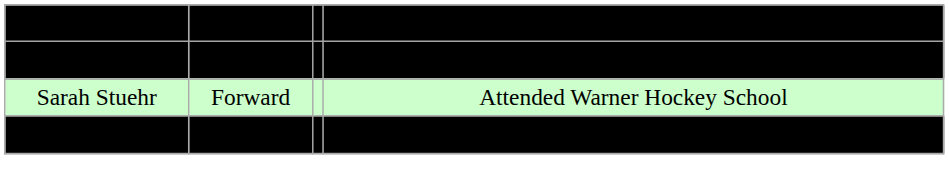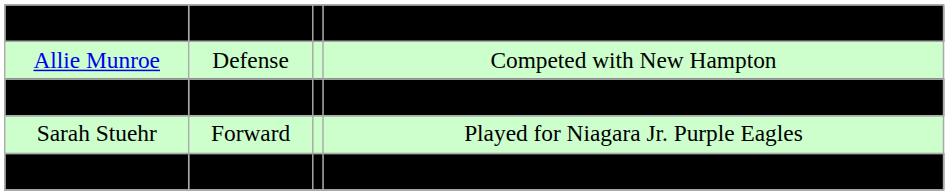+ row: (97, 60)
(633, 97) Attended Warner Hockey School -> (633, 134) Played for Niagara Jr. Purple Eagles
(633, 134) Played for Niagara Jr. Purple Eagles -> (633, 171) Attended Warner Hockey School
